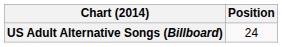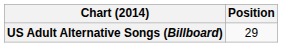(251, 32) 24 -> (251, 32) 29
